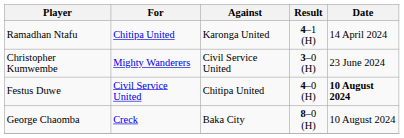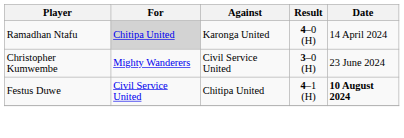(144, 35) no background -> (144, 35) lightgrey background
(308, 35) 4–1 (H) -> (308, 35) 4–0 (H)
(308, 91) 4–0 (H) -> (308, 91) 4–1 (H)
- row: (43, 119)
